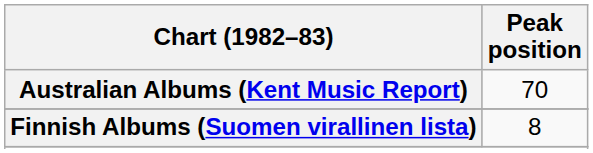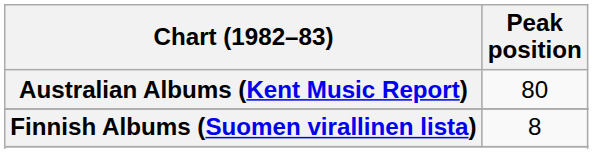(535, 89) 70 -> (535, 89) 80
